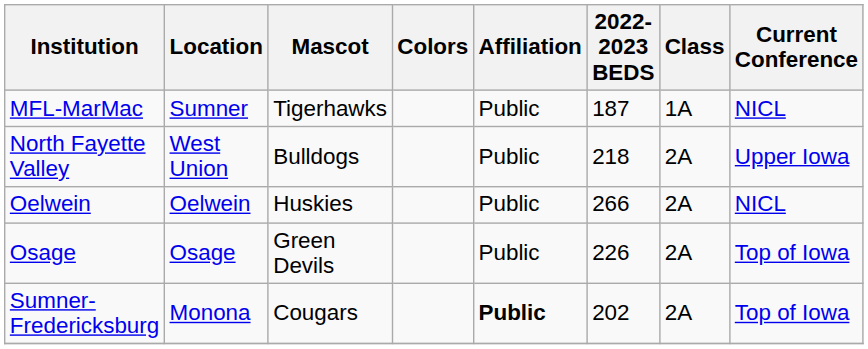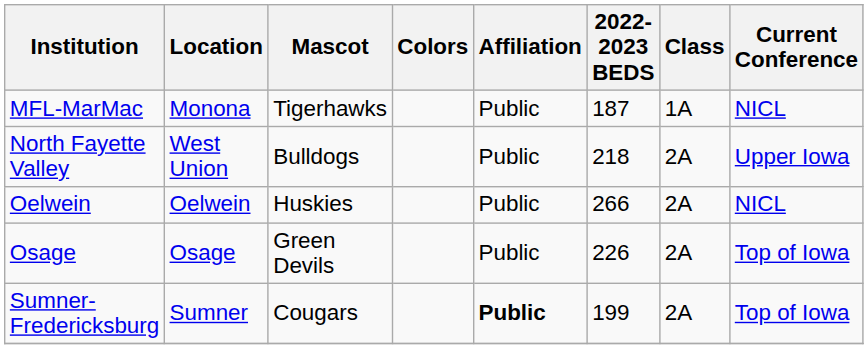(209, 108) Sumner -> (210, 108) Monona
(210, 313) Monona -> (209, 313) Sumner
(611, 313) 202 -> (611, 313) 199
